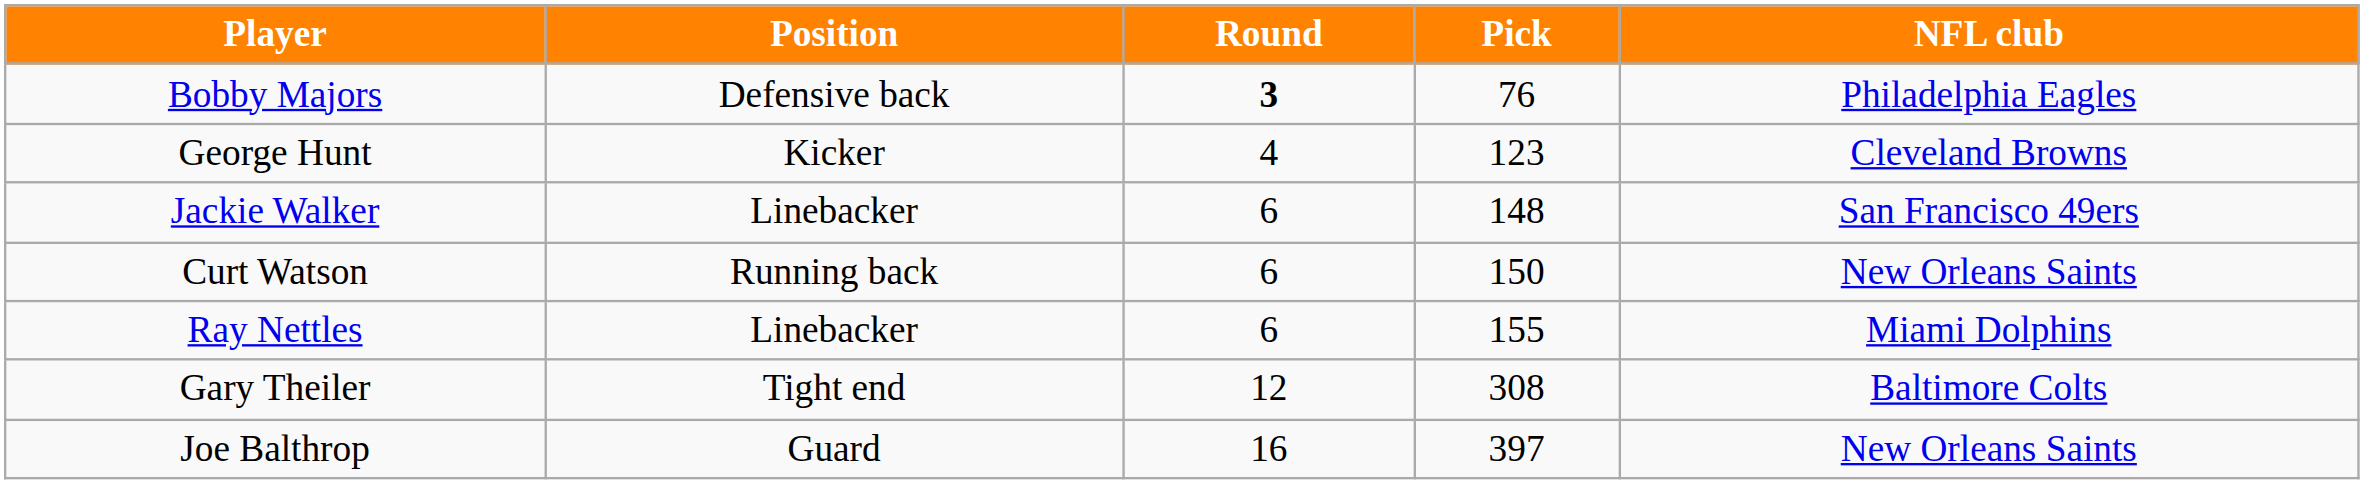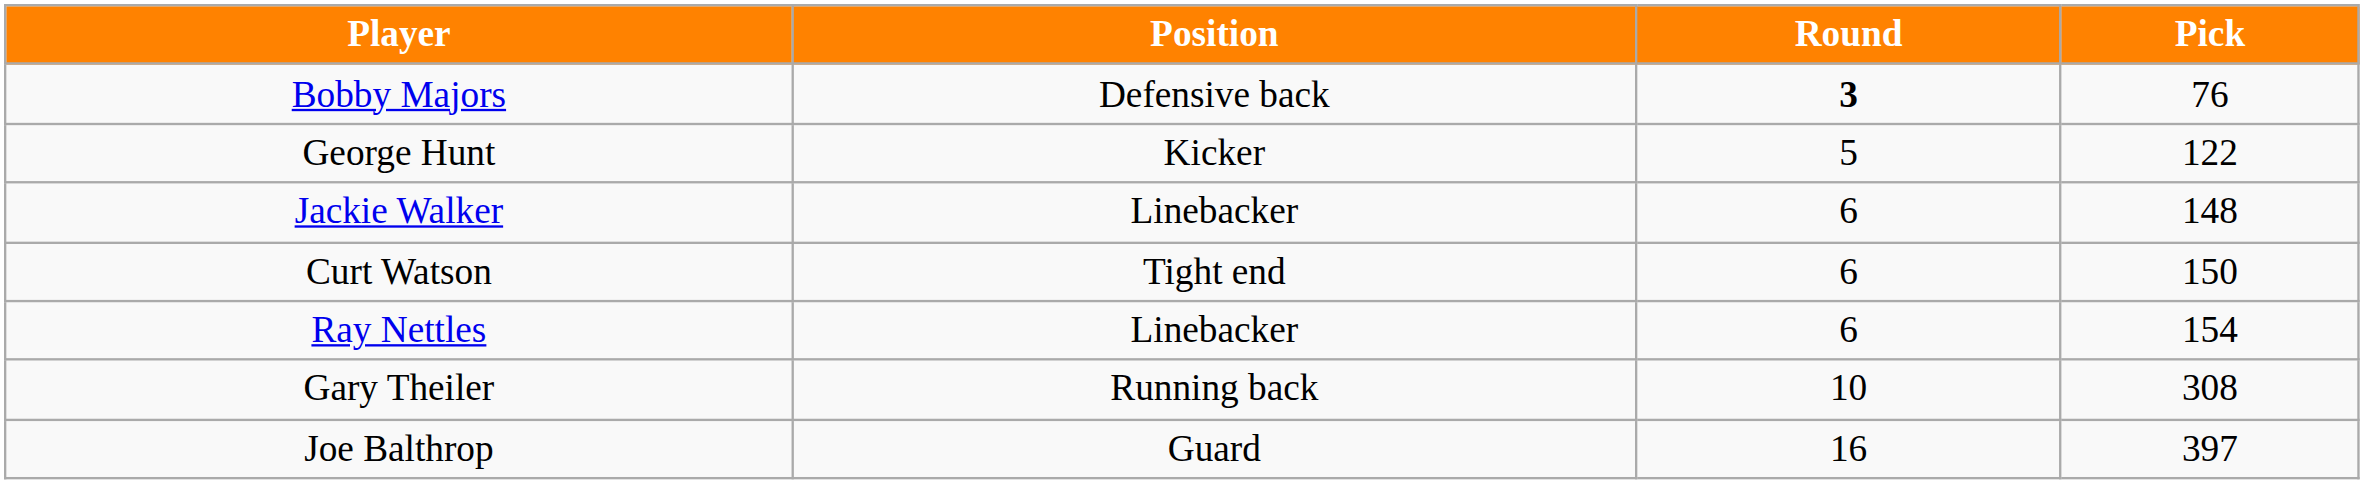- column: (1989, 34)
(1269, 152) 4 -> (1849, 152) 5
(1517, 152) 123 -> (2210, 152) 122
(834, 270) Running back -> (1214, 270) Tight end
(1517, 329) 155 -> (2210, 329) 154
(834, 388) Tight end -> (1214, 388) Running back
(1269, 388) 12 -> (1849, 388) 10
